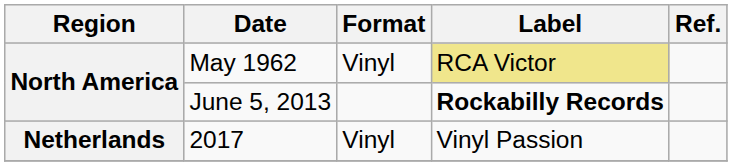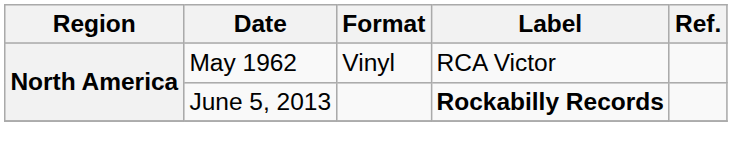(496, 62) khaki background -> (496, 62) no background
- row: (217, 140)
